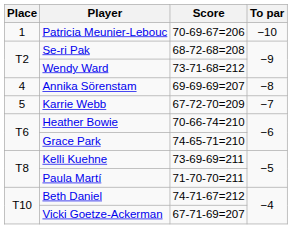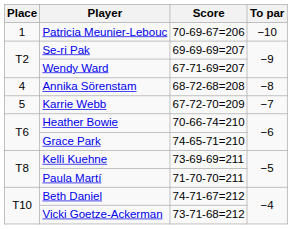(209, 50) 68-72-68=208 -> (209, 50) 69-69-69=207
(209, 68) 73-71-68=212 -> (209, 68) 67-71-69=207
(209, 86) 69-69-69=207 -> (209, 86) 68-72-68=208
(209, 214) 67-71-69=207 -> (209, 214) 73-71-68=212
